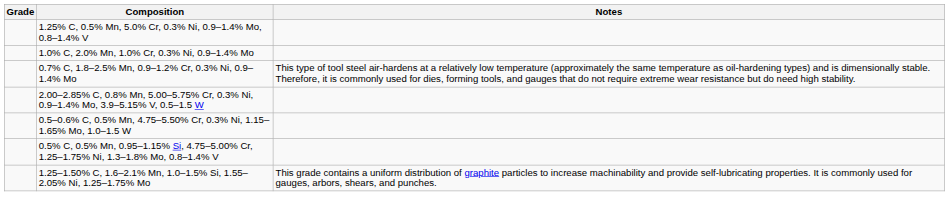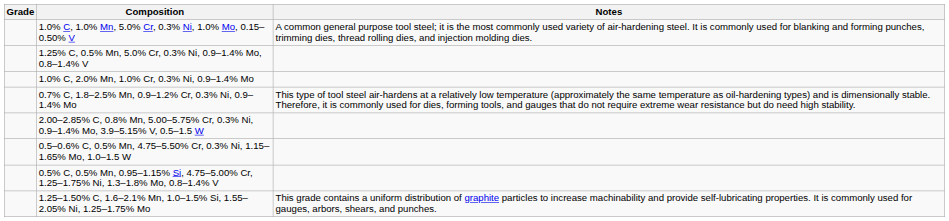+ row: (152, 32)
